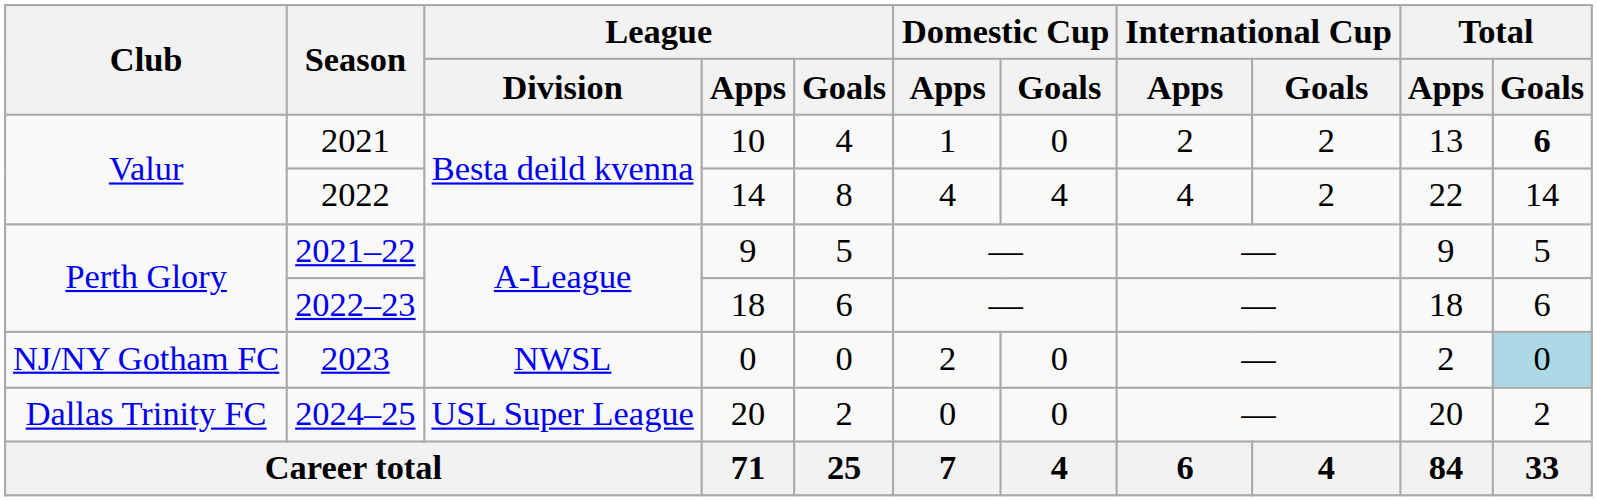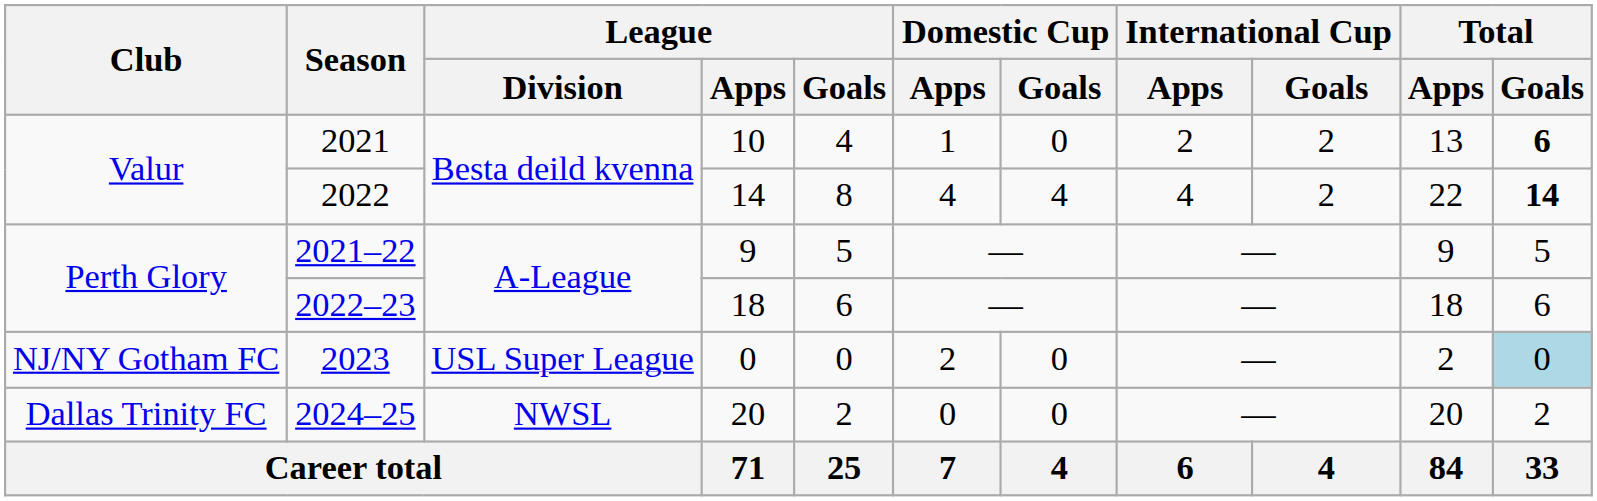(1542, 195) normal -> (1542, 195) bold
(563, 359) NWSL -> (563, 359) USL Super League
(563, 413) USL Super League -> (563, 413) NWSL
